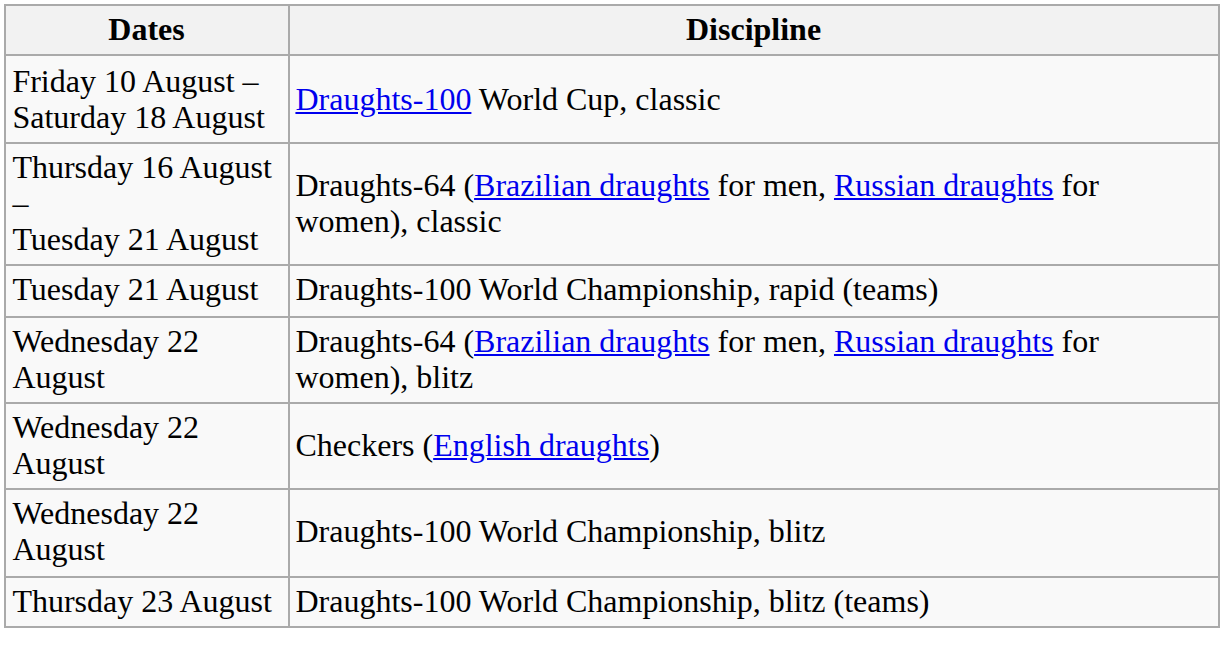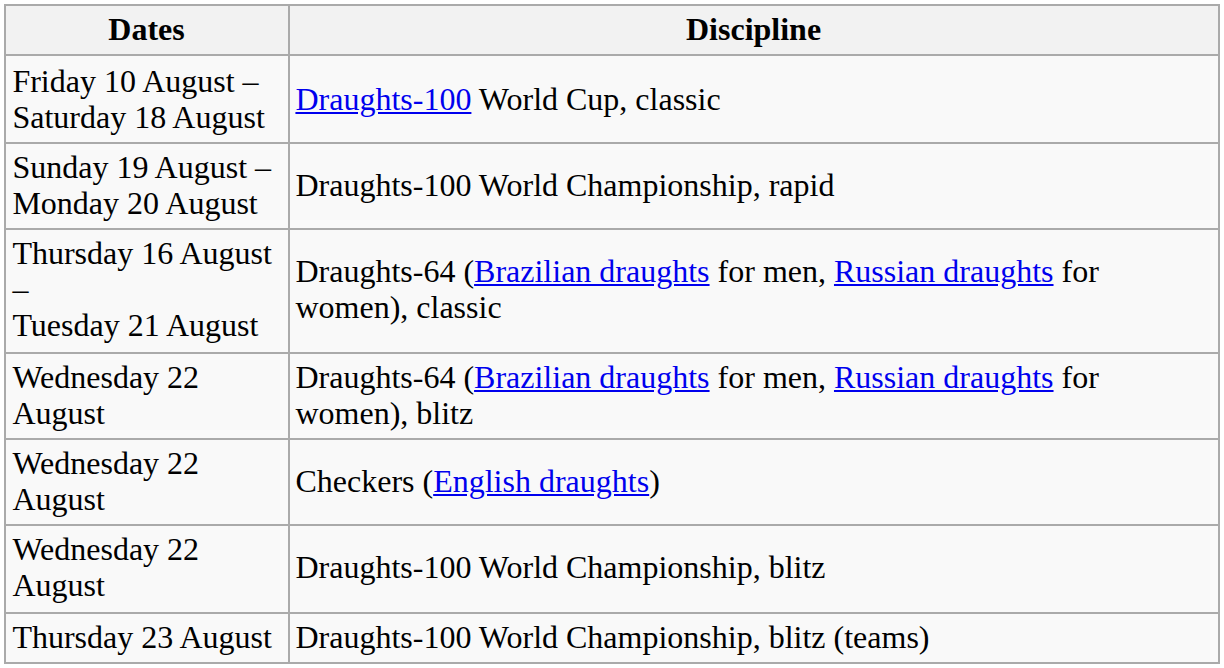+ row: (565, 185)
- row: (617, 290)
